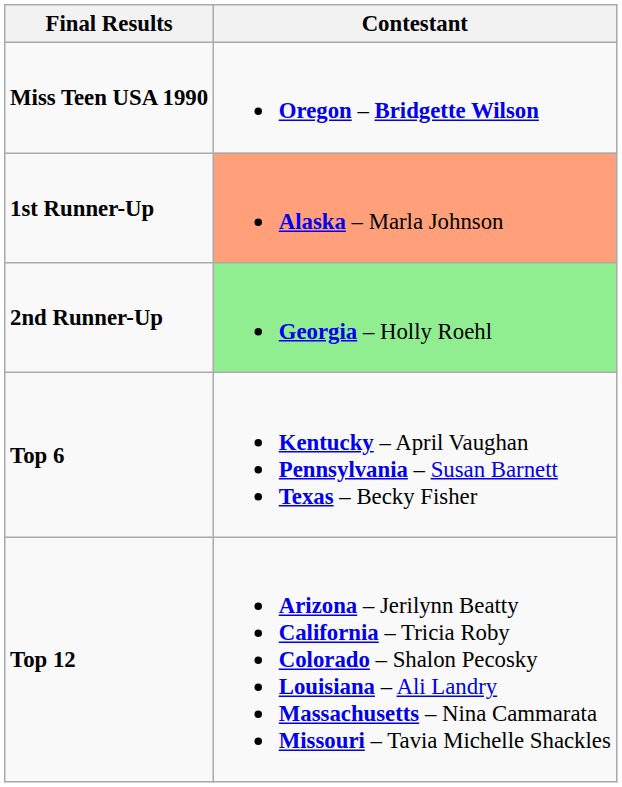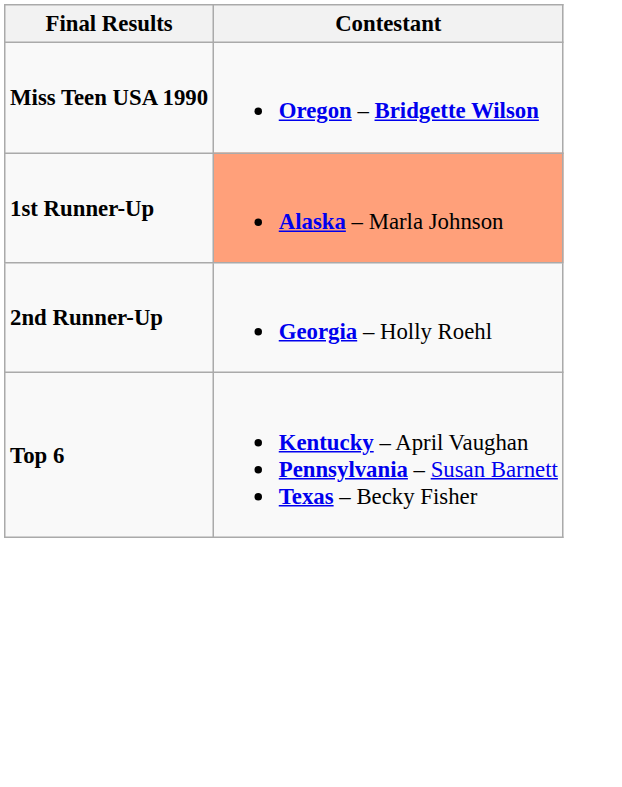(415, 331) lightgreen background -> (388, 331) no background
- row: (43, 659)
